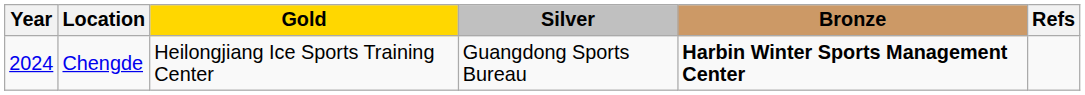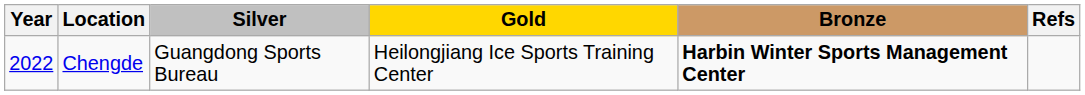columns swapped: (304, 20) <-> (568, 20)
(31, 62) 2024 -> (31, 62) 2022
